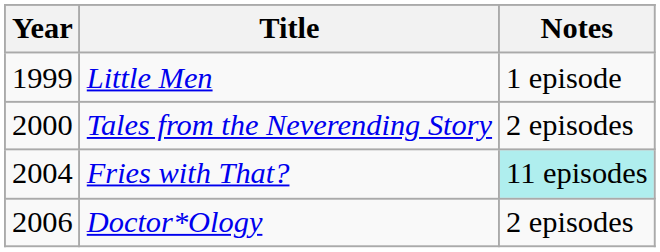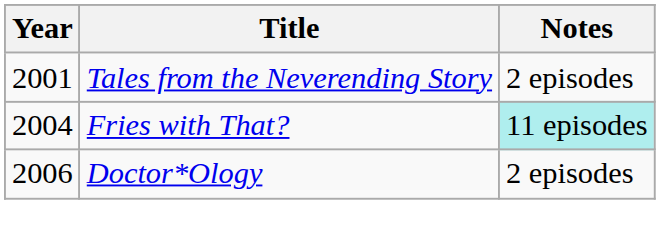- row: (150, 76)
(42, 125) 2000 -> (42, 76) 2001
